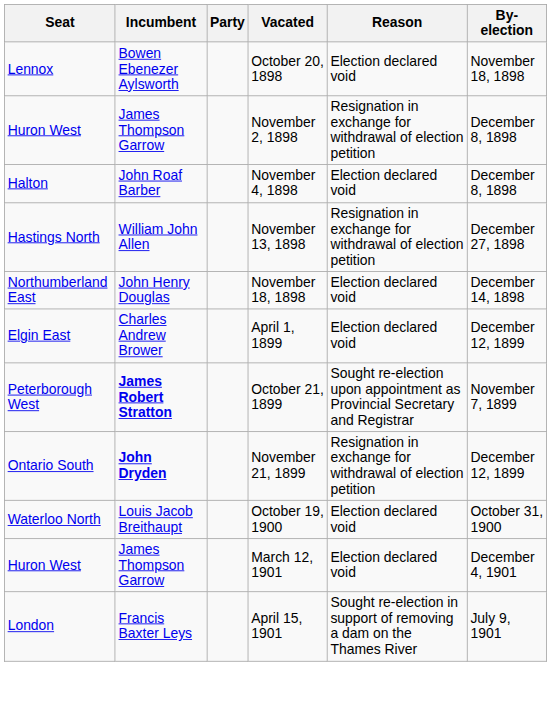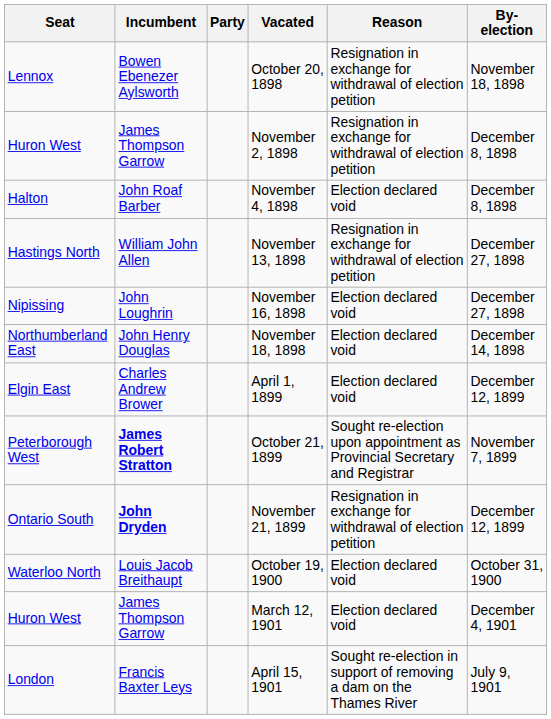(384, 68) Election declared void -> (397, 76) Resignation in exchange for withdrawal of election petition
+ row: (283, 306)
